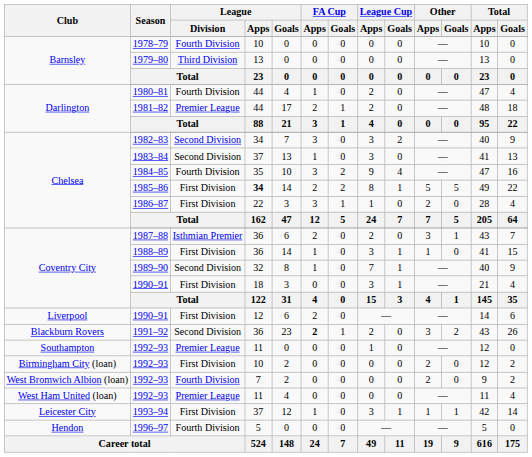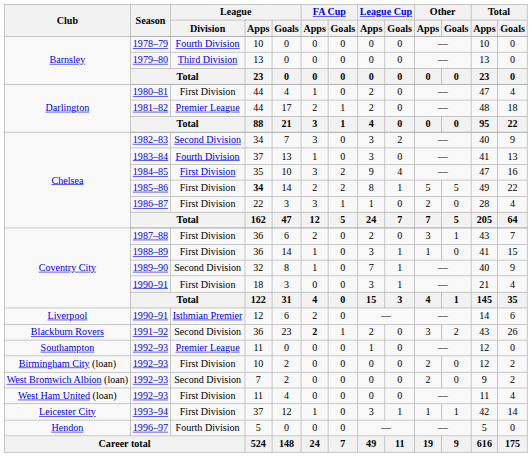(208, 92) Fourth Division -> (208, 92) First Division
(208, 156) Second Division -> (208, 156) Fourth Division
(208, 172) Fourth Division -> (208, 172) First Division
(208, 236) Isthmian Premier -> (208, 236) First Division
(208, 316) First Division -> (208, 316) Isthmian Premier
(208, 380) Fourth Division -> (208, 380) Second Division
(208, 396) Premier League -> (208, 396) First Division
